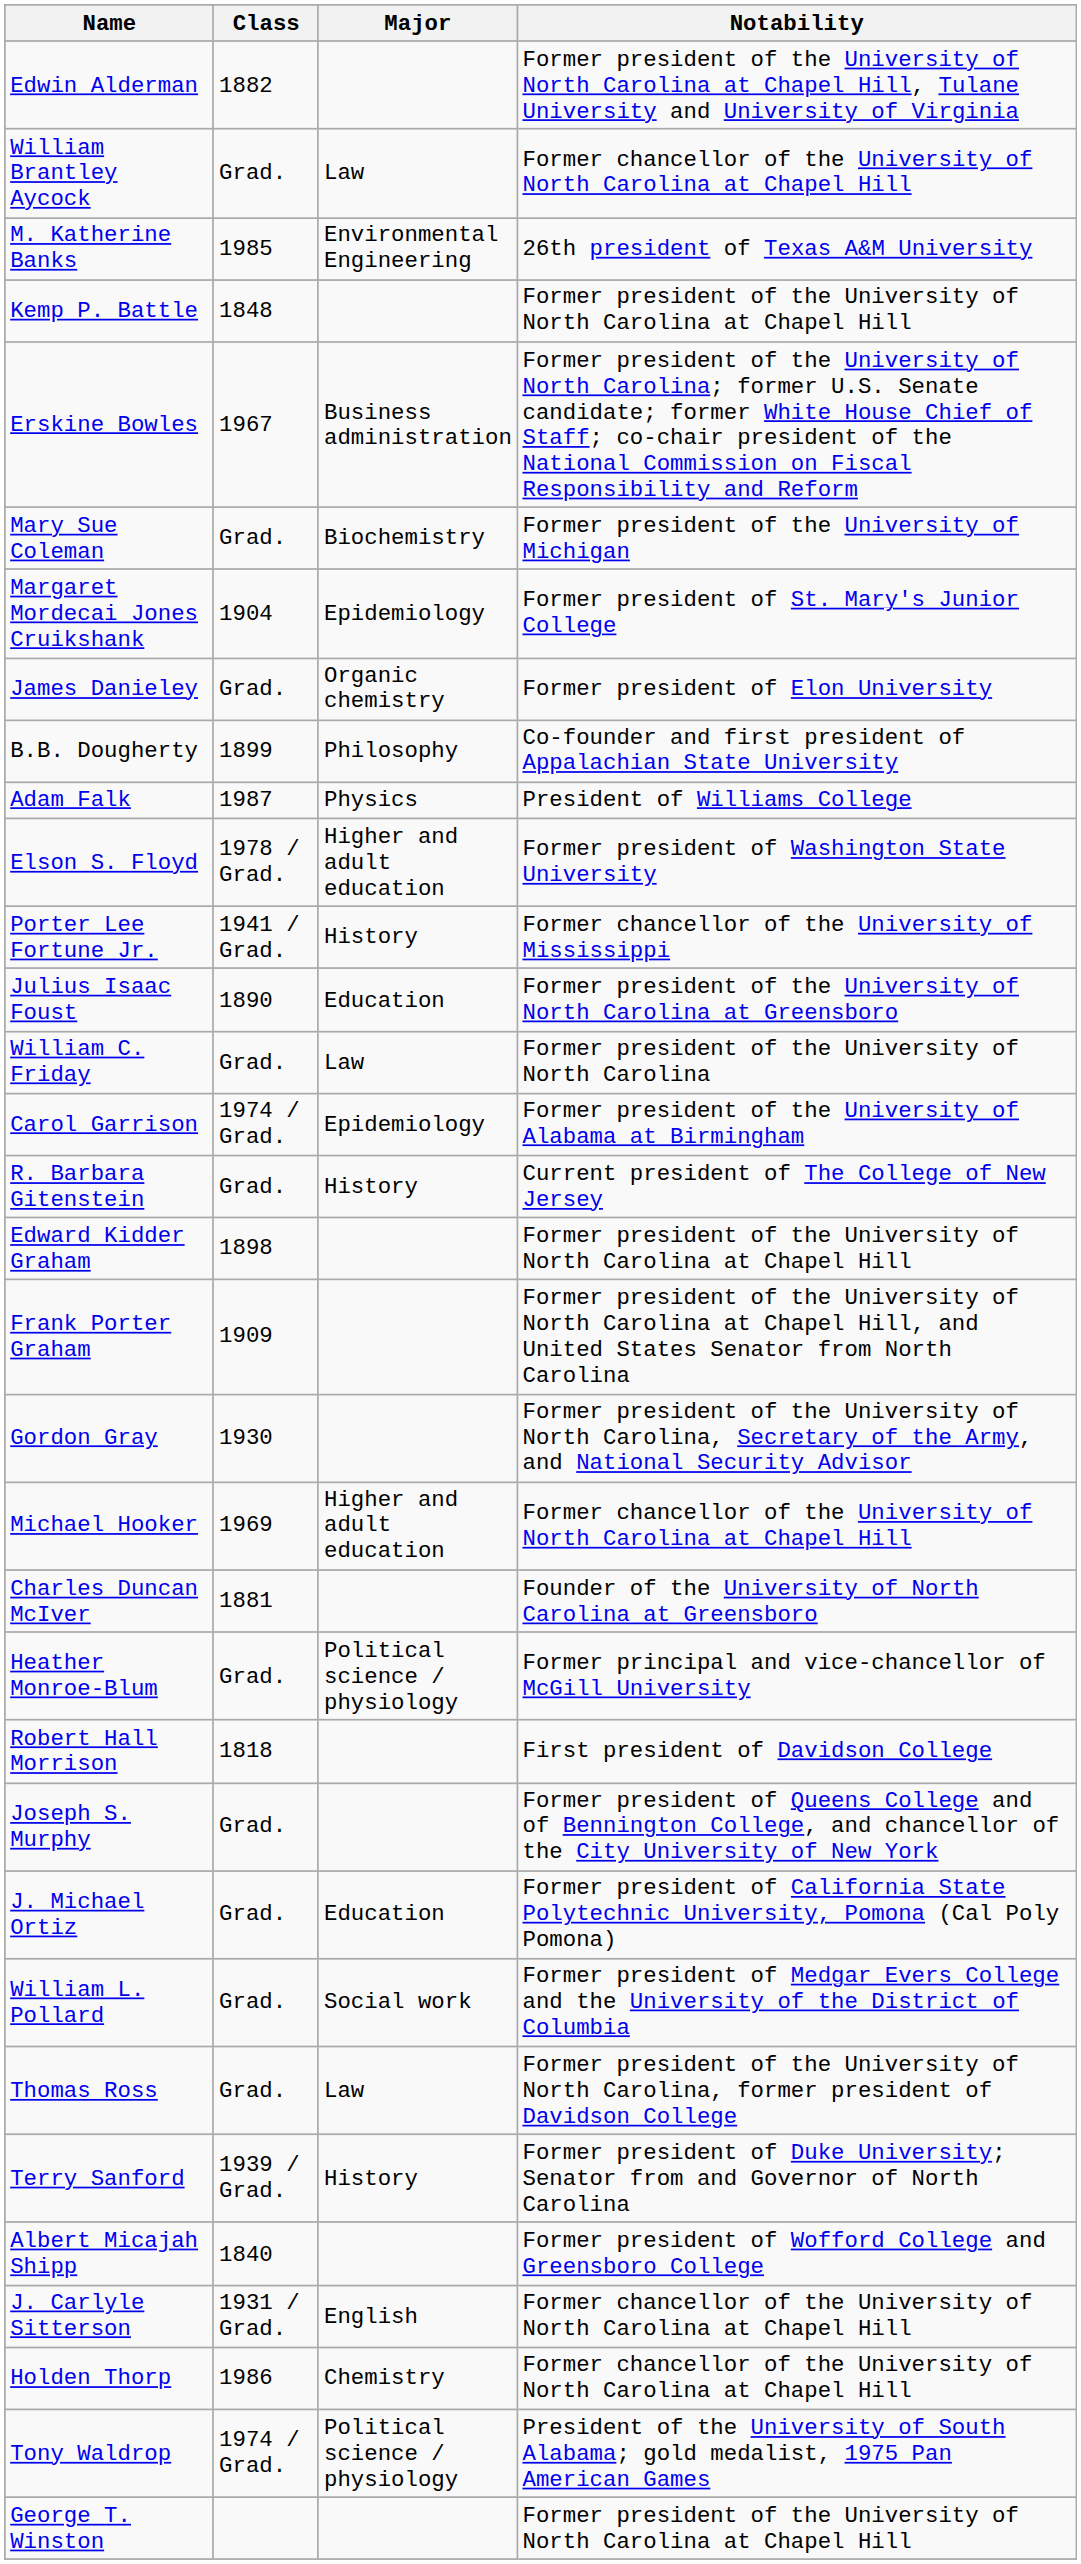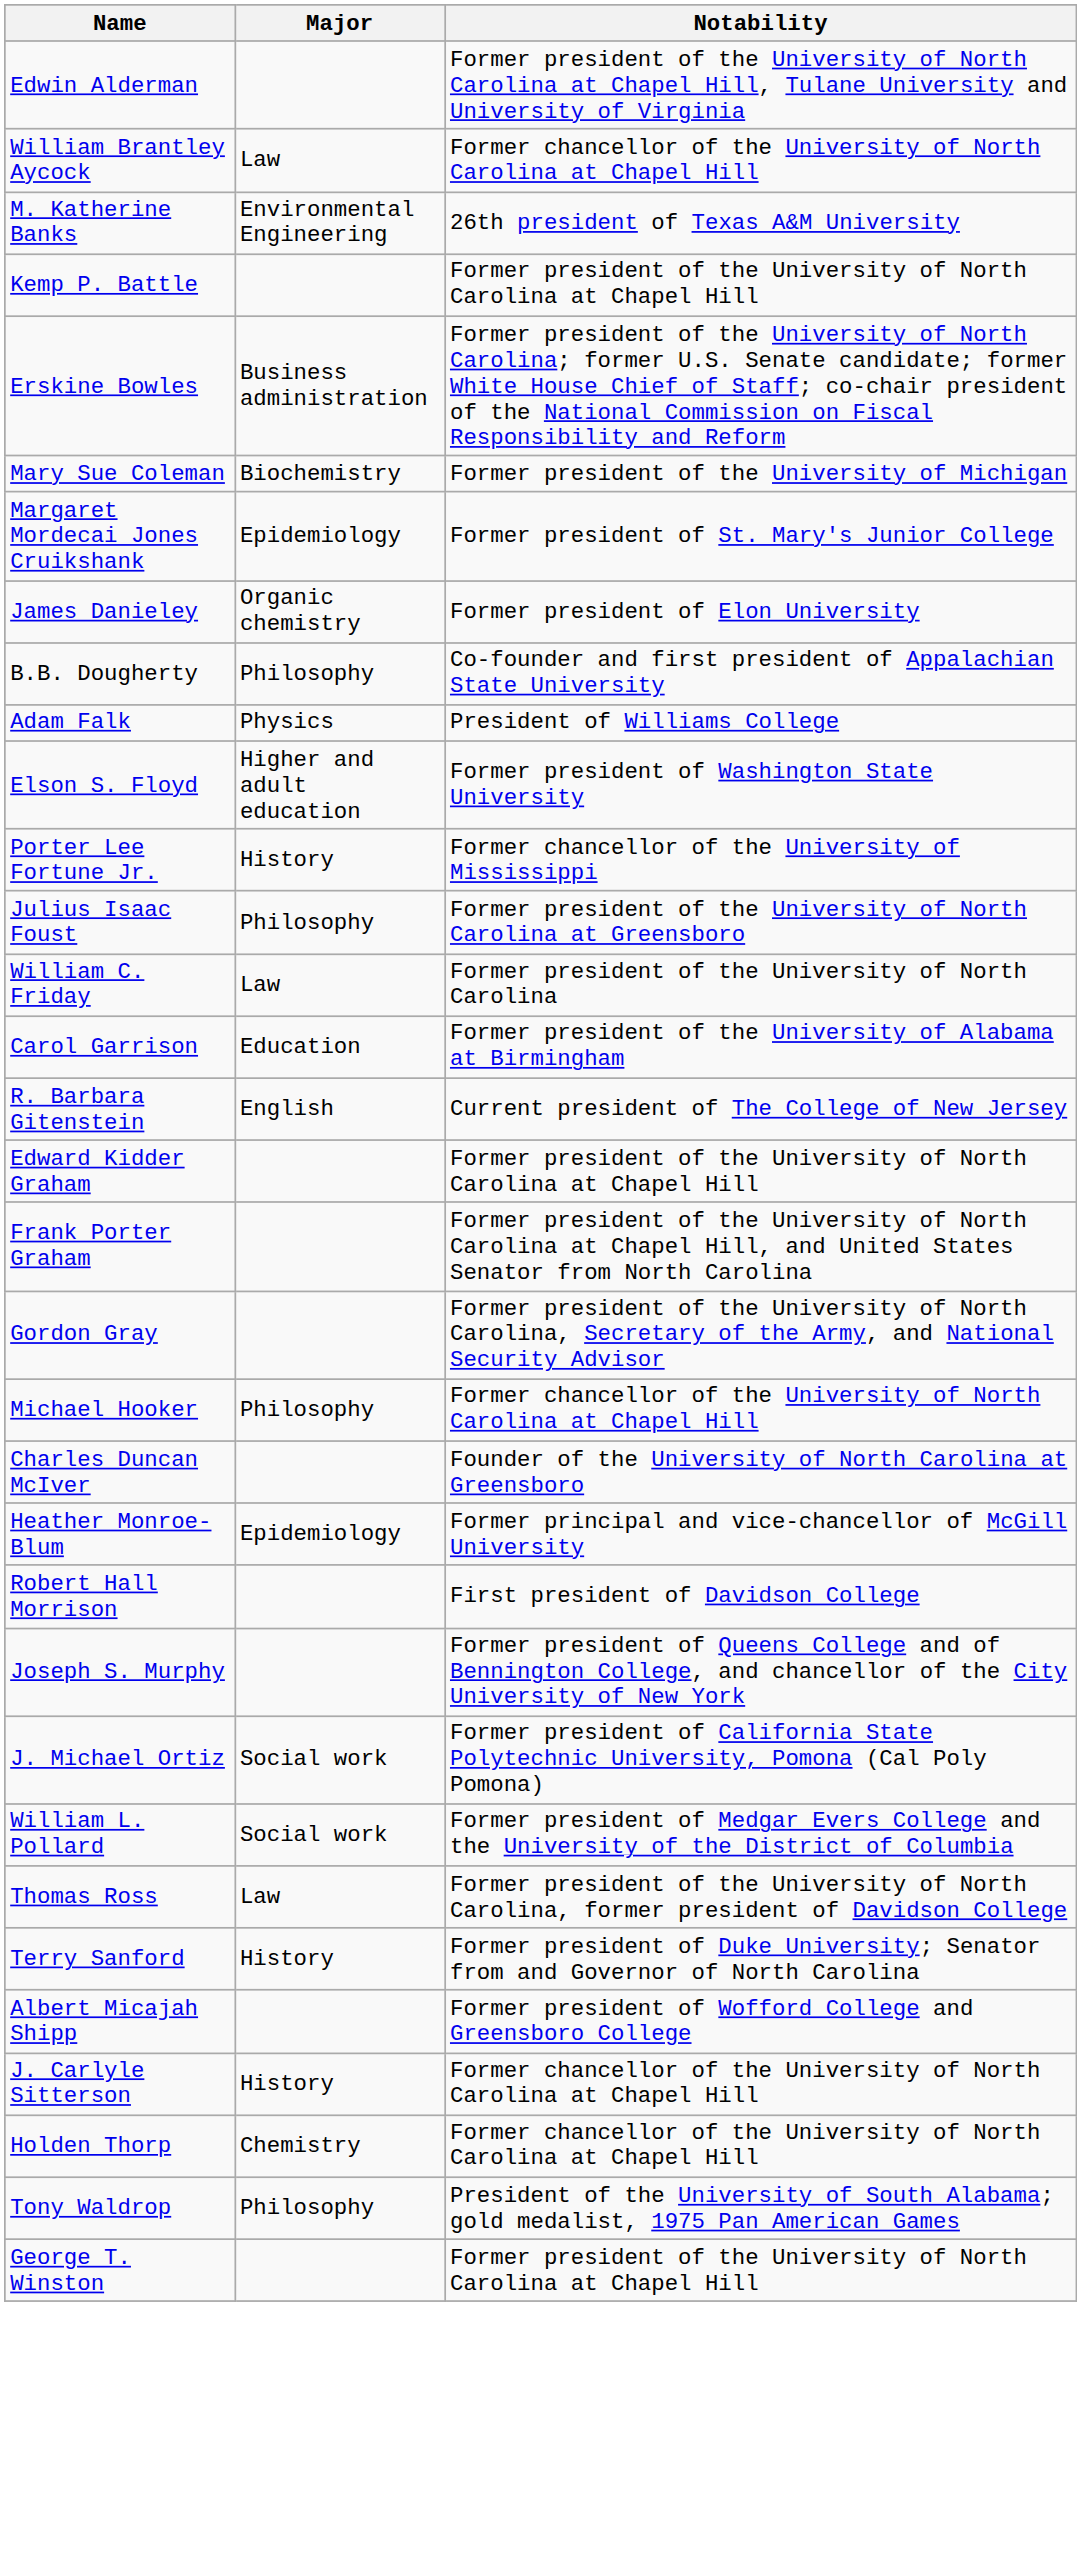- column: (266, 23)
(384, 1000) Education -> (307, 923) Philosophy
(404, 1124) Epidemiology -> (300, 1047) Education
(371, 1187) History -> (287, 1109) English
(391, 1526) Higher and adult education -> (307, 1410) Philosophy
(391, 1676) Political science / physiology -> (320, 1534) Epidemiology
(384, 1915) Education -> (314, 1760) Social work
(371, 2316) English -> (287, 2084) History
(391, 2453) Political science / physiology -> (307, 2208) Philosophy
